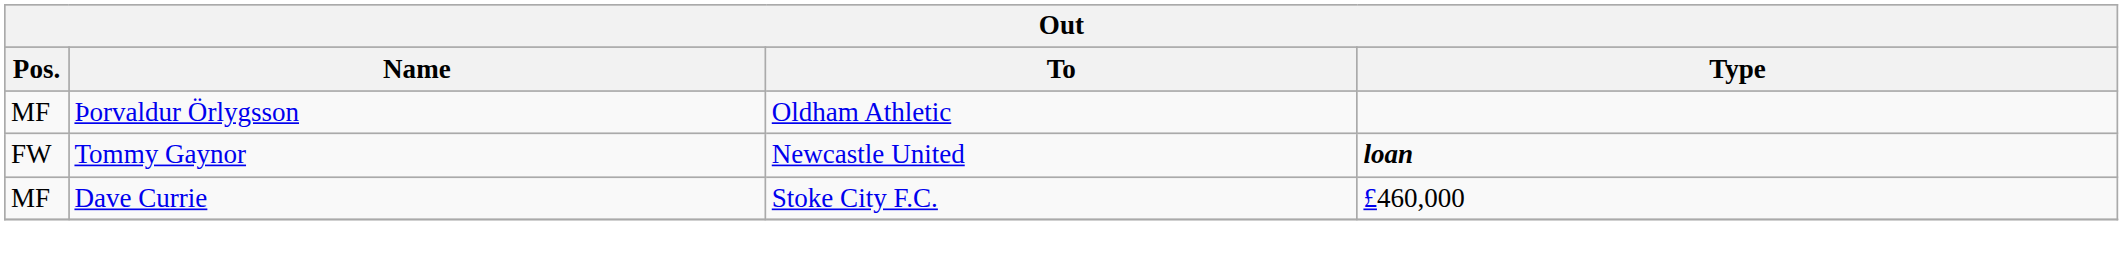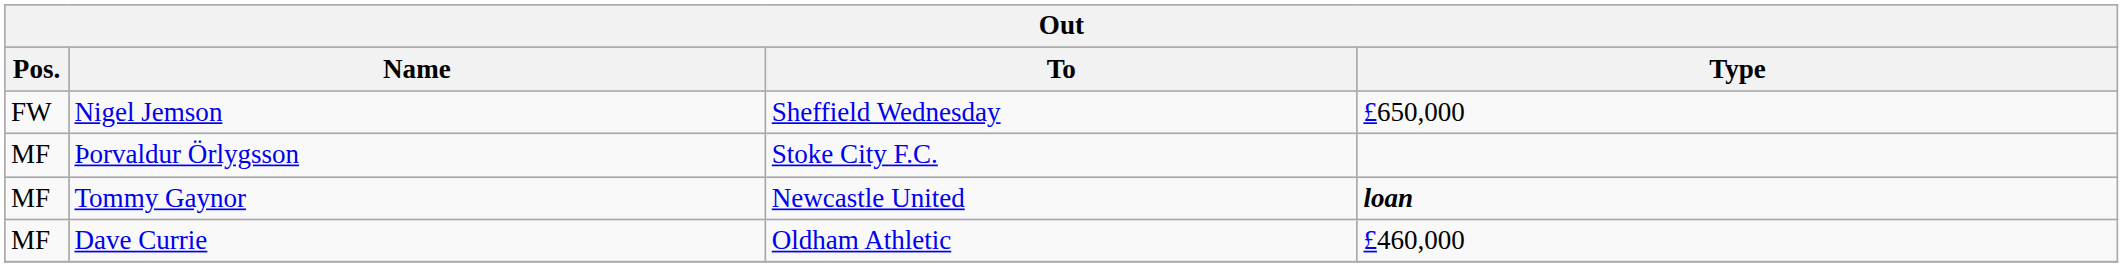+ row: (148, 111)
(862, 111) Oldham Athletic -> (855, 154) Stoke City F.C.
(31, 154) FW -> (31, 197) MF
(855, 197) Stoke City F.C. -> (862, 240) Oldham Athletic
